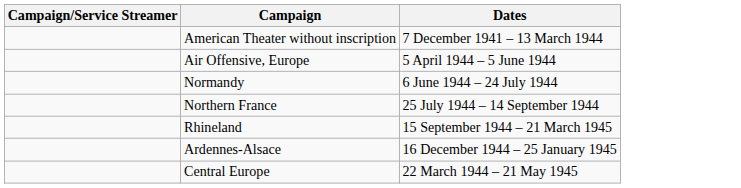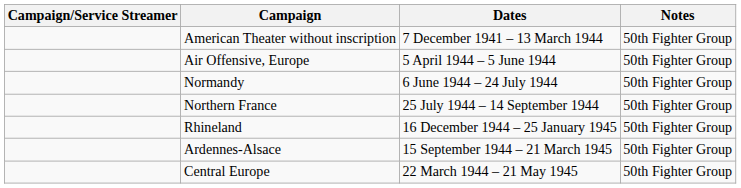+ column: (678, 15)
(507, 127) 15 September 1944 – 21 March 1945 -> (510, 127) 16 December 1944 – 25 January 1945
(510, 149) 16 December 1944 – 25 January 1945 -> (507, 149) 15 September 1944 – 21 March 1945
